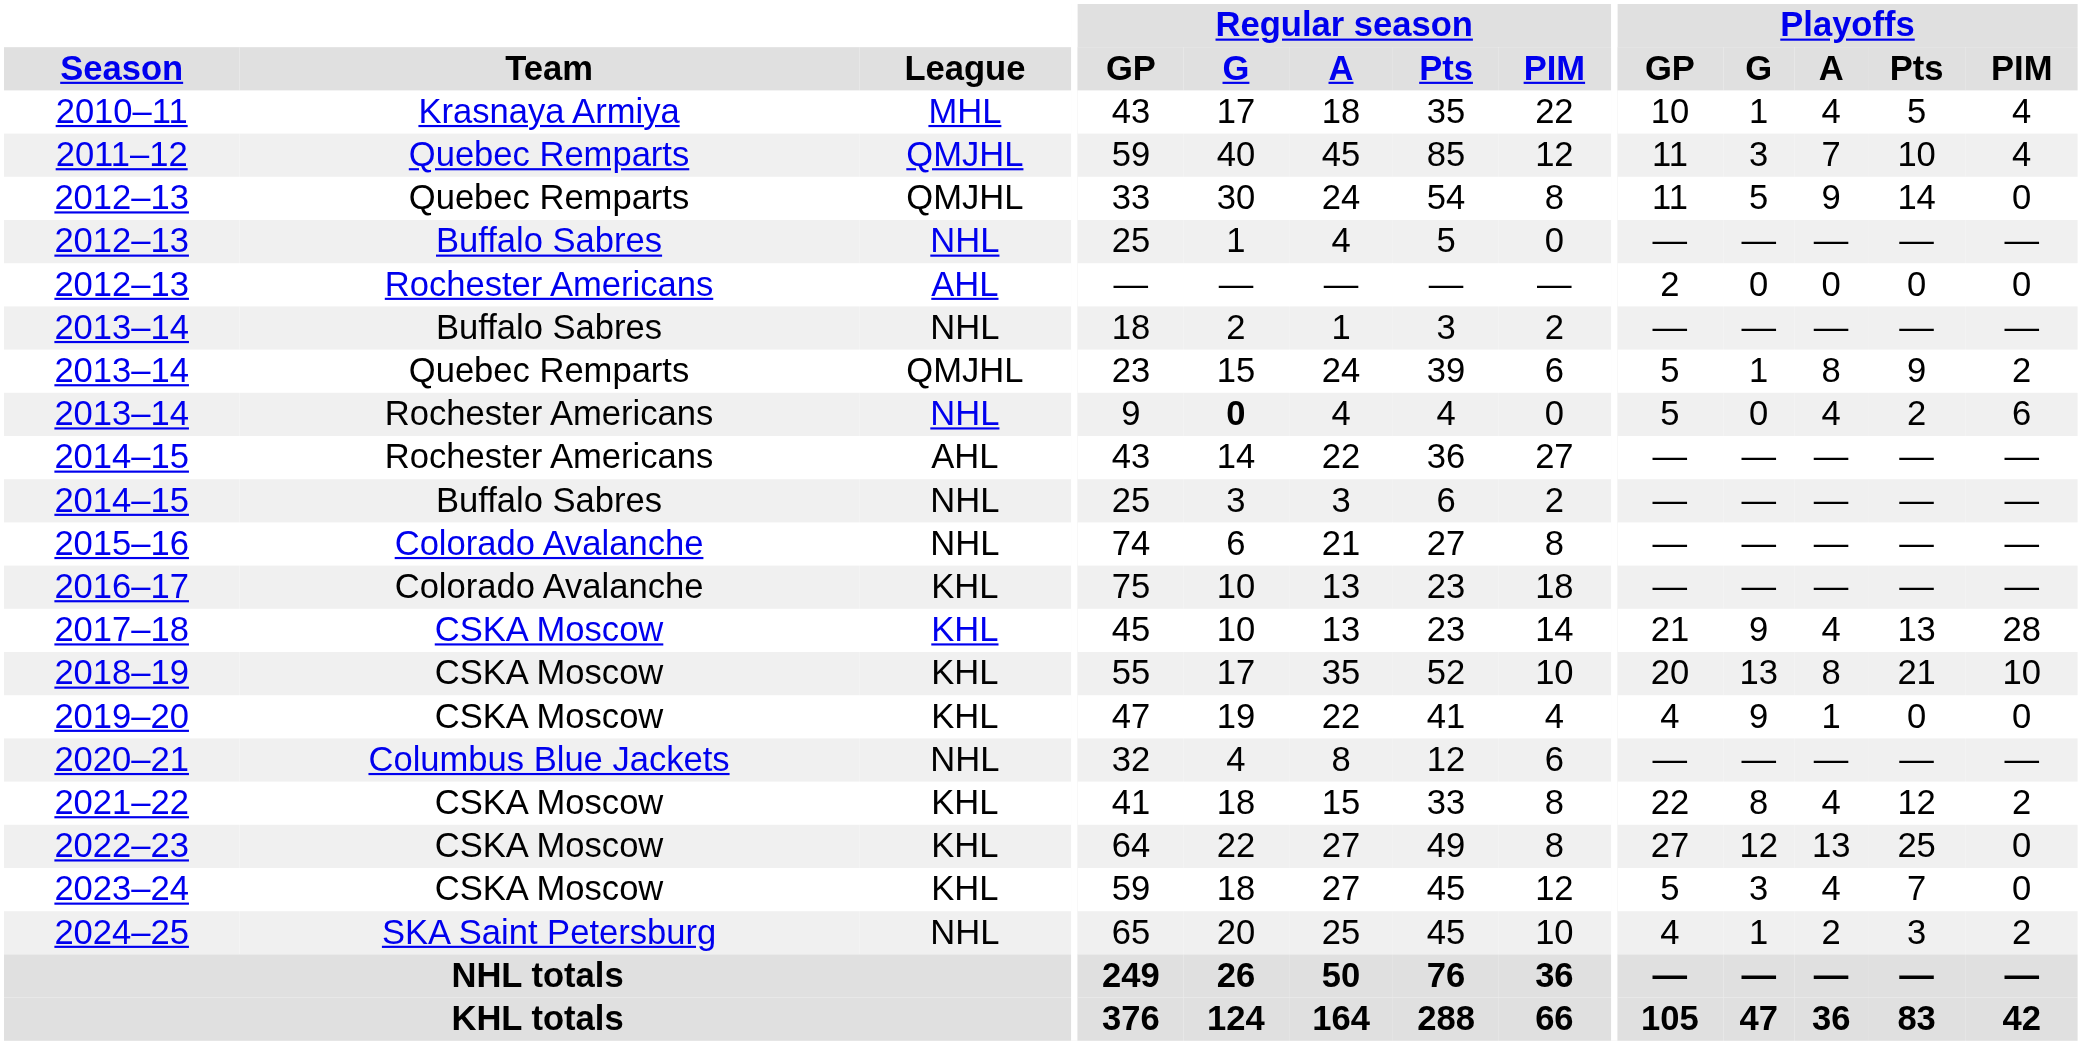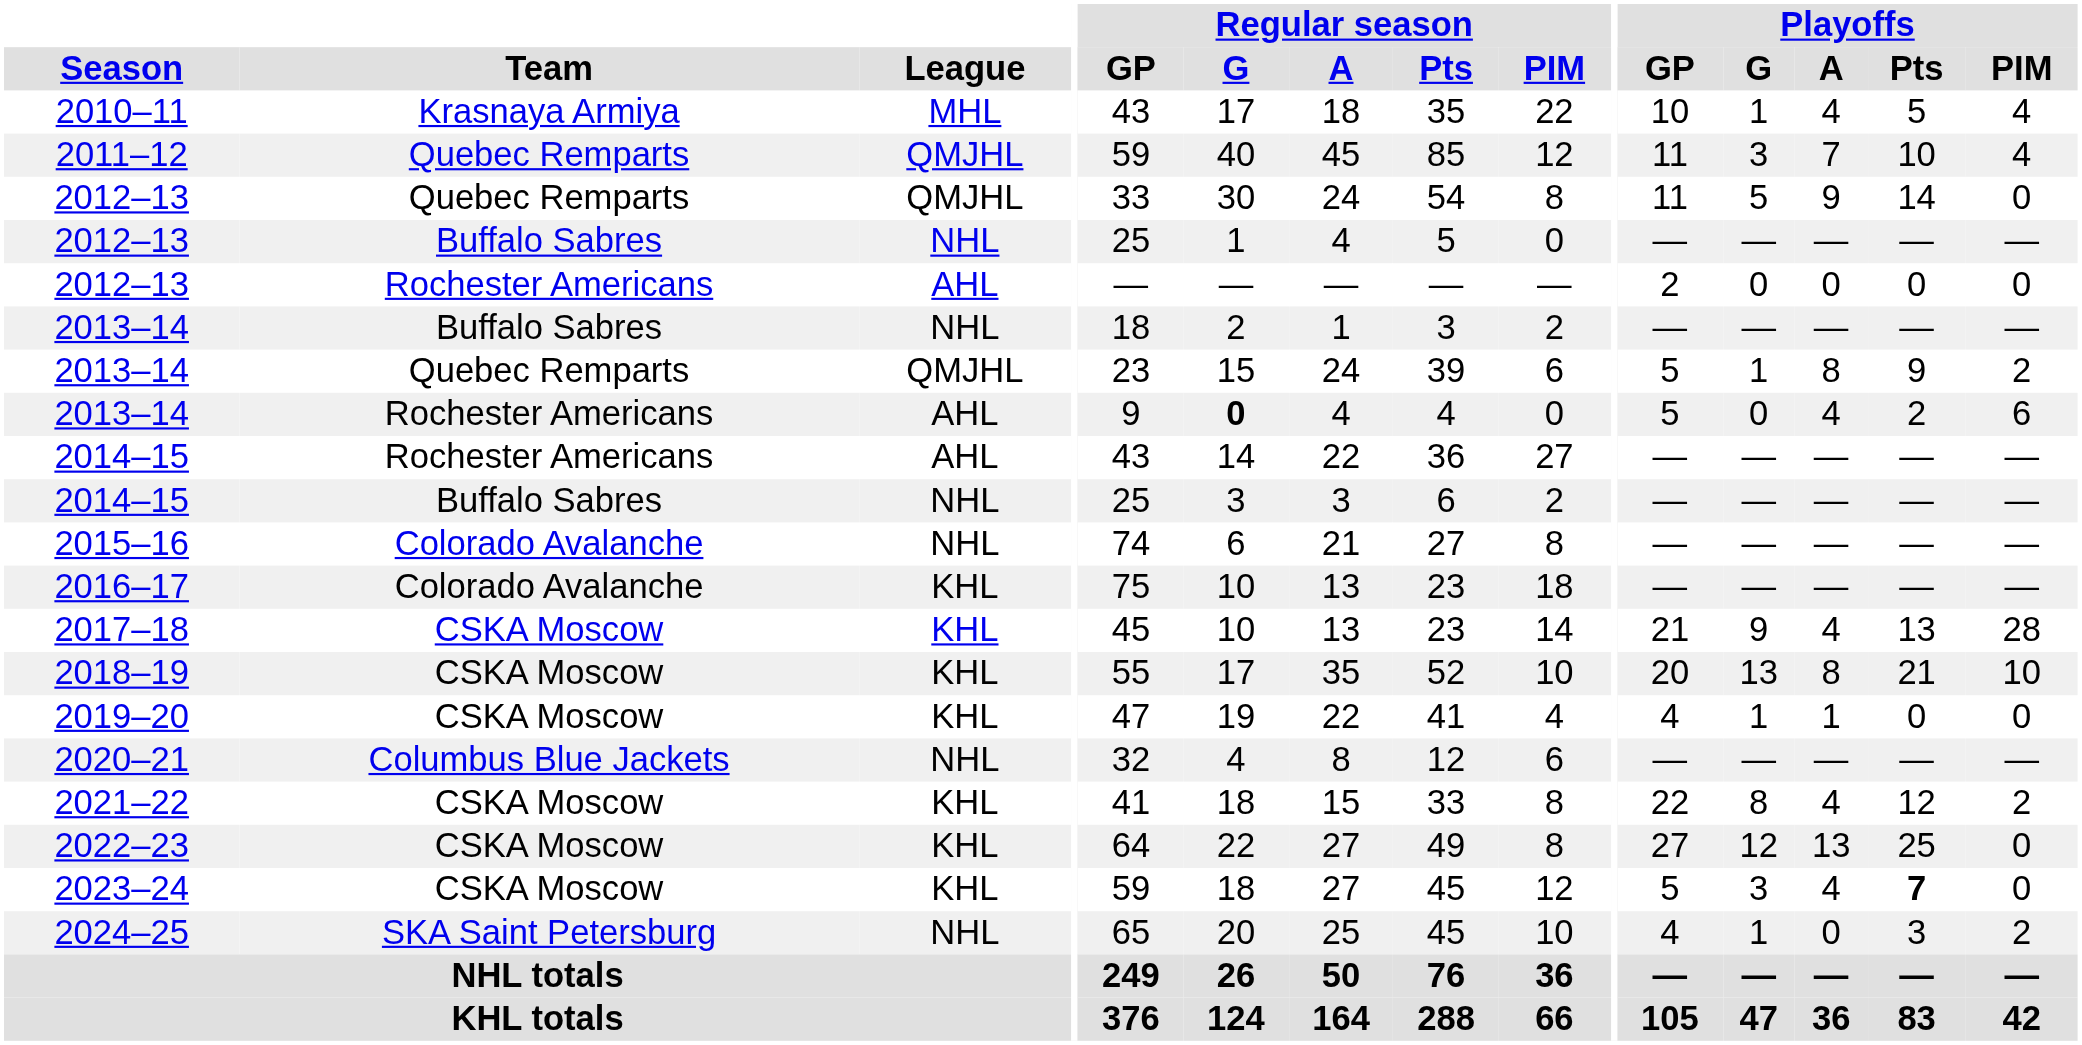(965, 413) NHL -> (965, 413) AHL
(1759, 716) 9 -> (1759, 716) 1
(1917, 889) normal -> (1917, 889) bold
(1831, 932) 2 -> (1831, 932) 0
